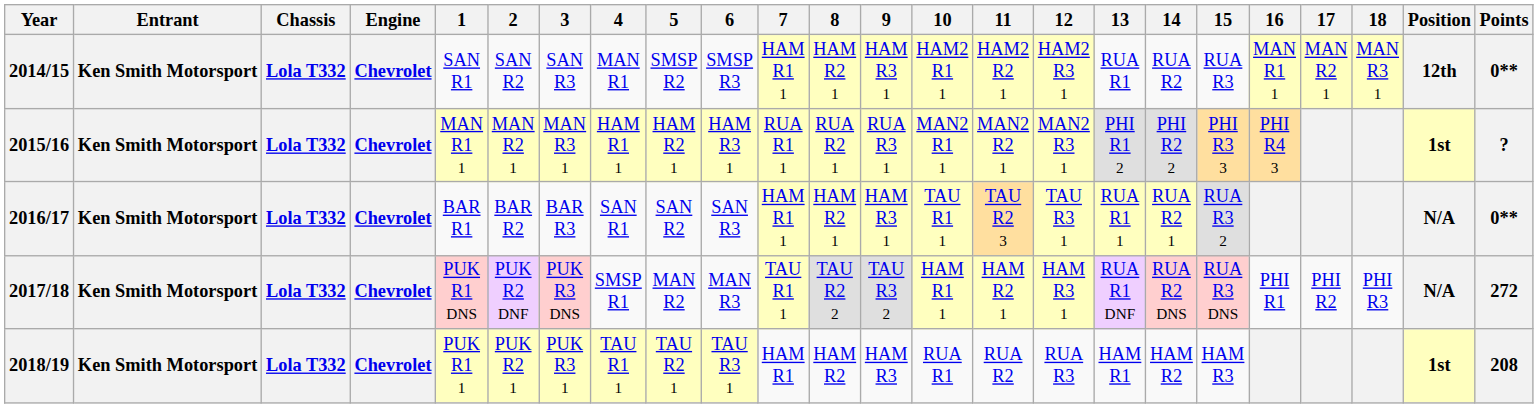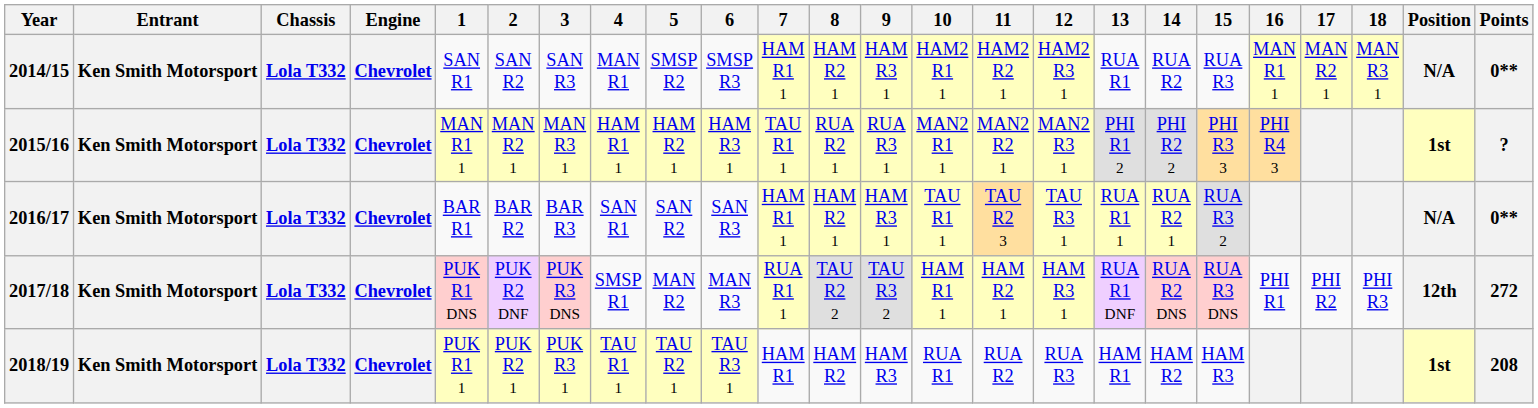(1439, 71) 12th -> (1439, 71) N/A
(783, 143) RUA R1 1 -> (783, 143) TAU R1 1
(783, 290) TAU R1 1 -> (783, 290) RUA R1 1
(1439, 291) N/A -> (1439, 291) 12th
